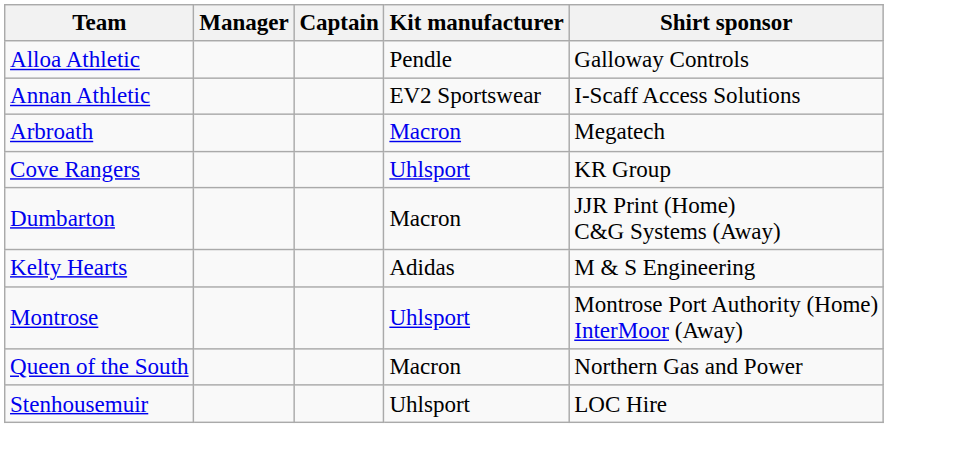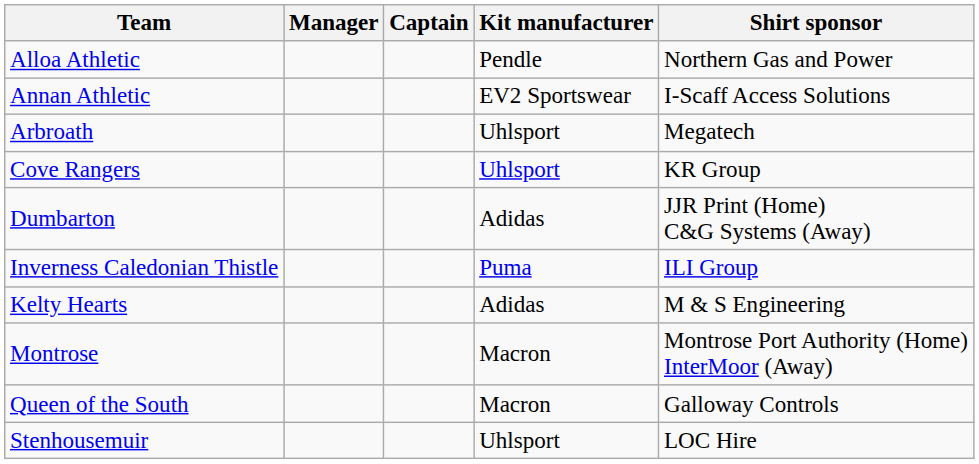(662, 59) Galloway Controls -> (778, 59) Northern Gas and Power
(425, 132) Macron -> (519, 132) Uhlsport
(425, 218) Macron -> (512, 218) Adidas
+ row: (144, 267)
(430, 317) Uhlsport -> (515, 353) Macron
(688, 366) Northern Gas and Power -> (751, 403) Galloway Controls
